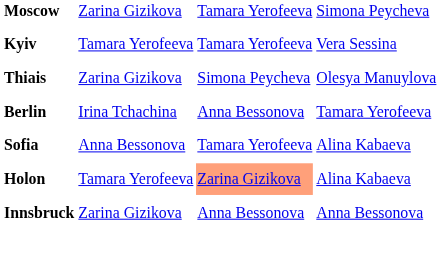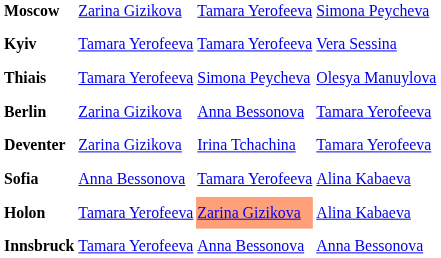(130, 78) Zarina Gizikova -> (136, 78) Tamara Yerofeeva
(128, 111) Irina Tchachina -> (130, 111) Zarina Gizikova
+ row: (35, 145)
(130, 212) Zarina Gizikova -> (136, 246) Tamara Yerofeeva
